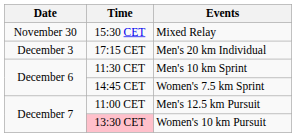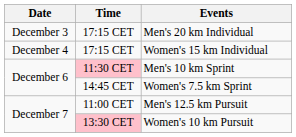- row: (186, 31)
+ row: (206, 50)
(120, 68) no background -> (108, 68) pink background
